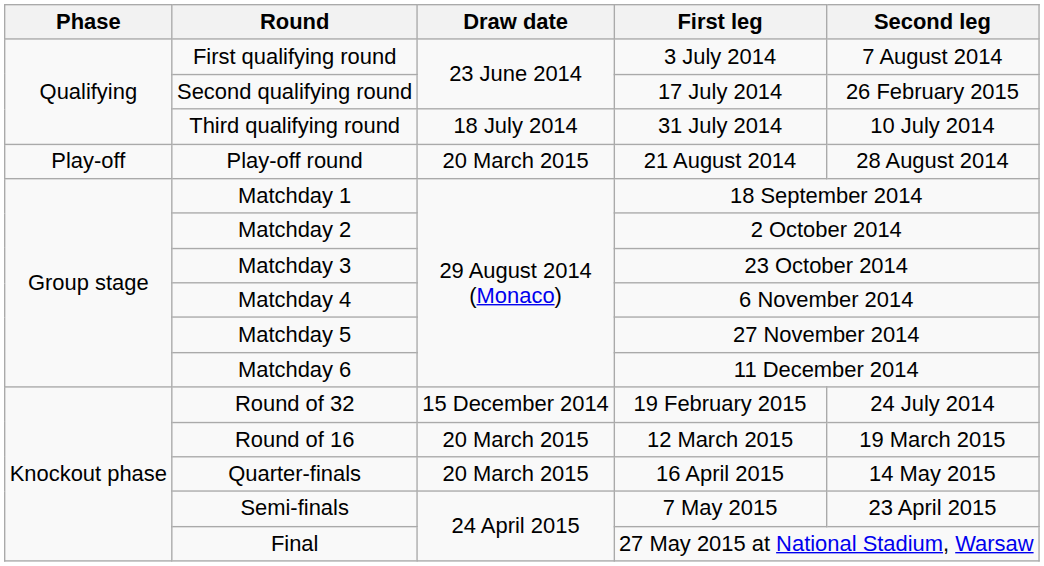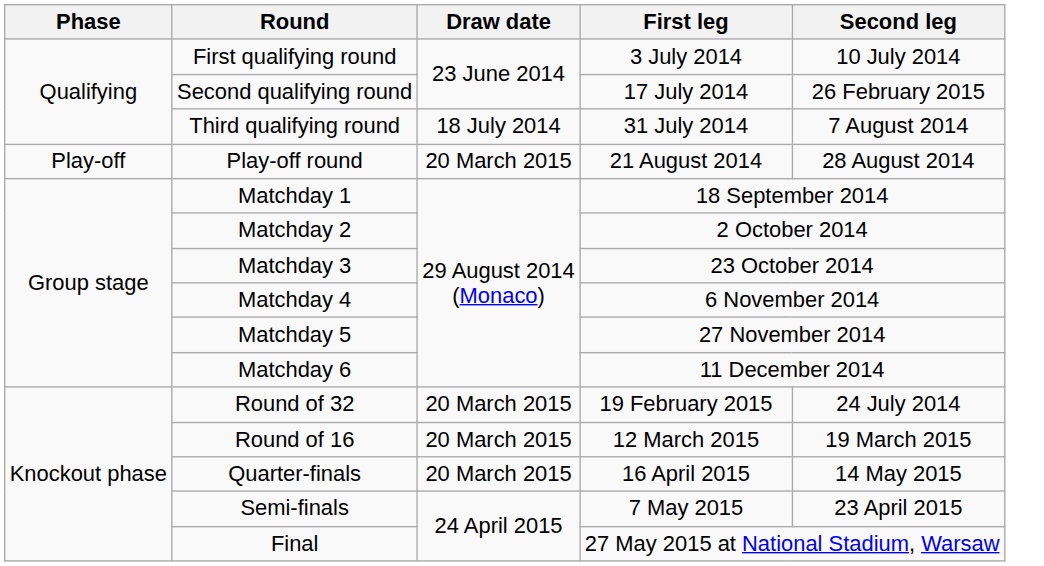(932, 56) 7 August 2014 -> (898, 56) 10 July 2014
(932, 126) 10 July 2014 -> (898, 126) 7 August 2014
(516, 404) 15 December 2014 -> (499, 404) 20 March 2015
